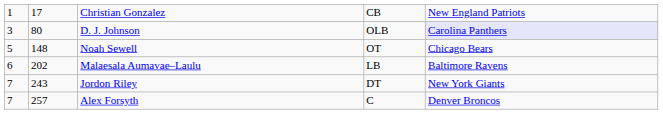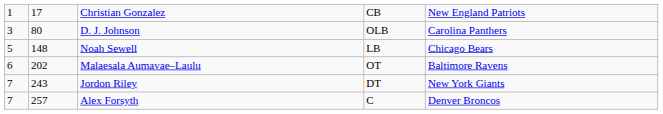(467, 30) lavender background -> (467, 30) no background
(374, 48) OT -> (373, 48) LB
(373, 65) LB -> (374, 65) OT
